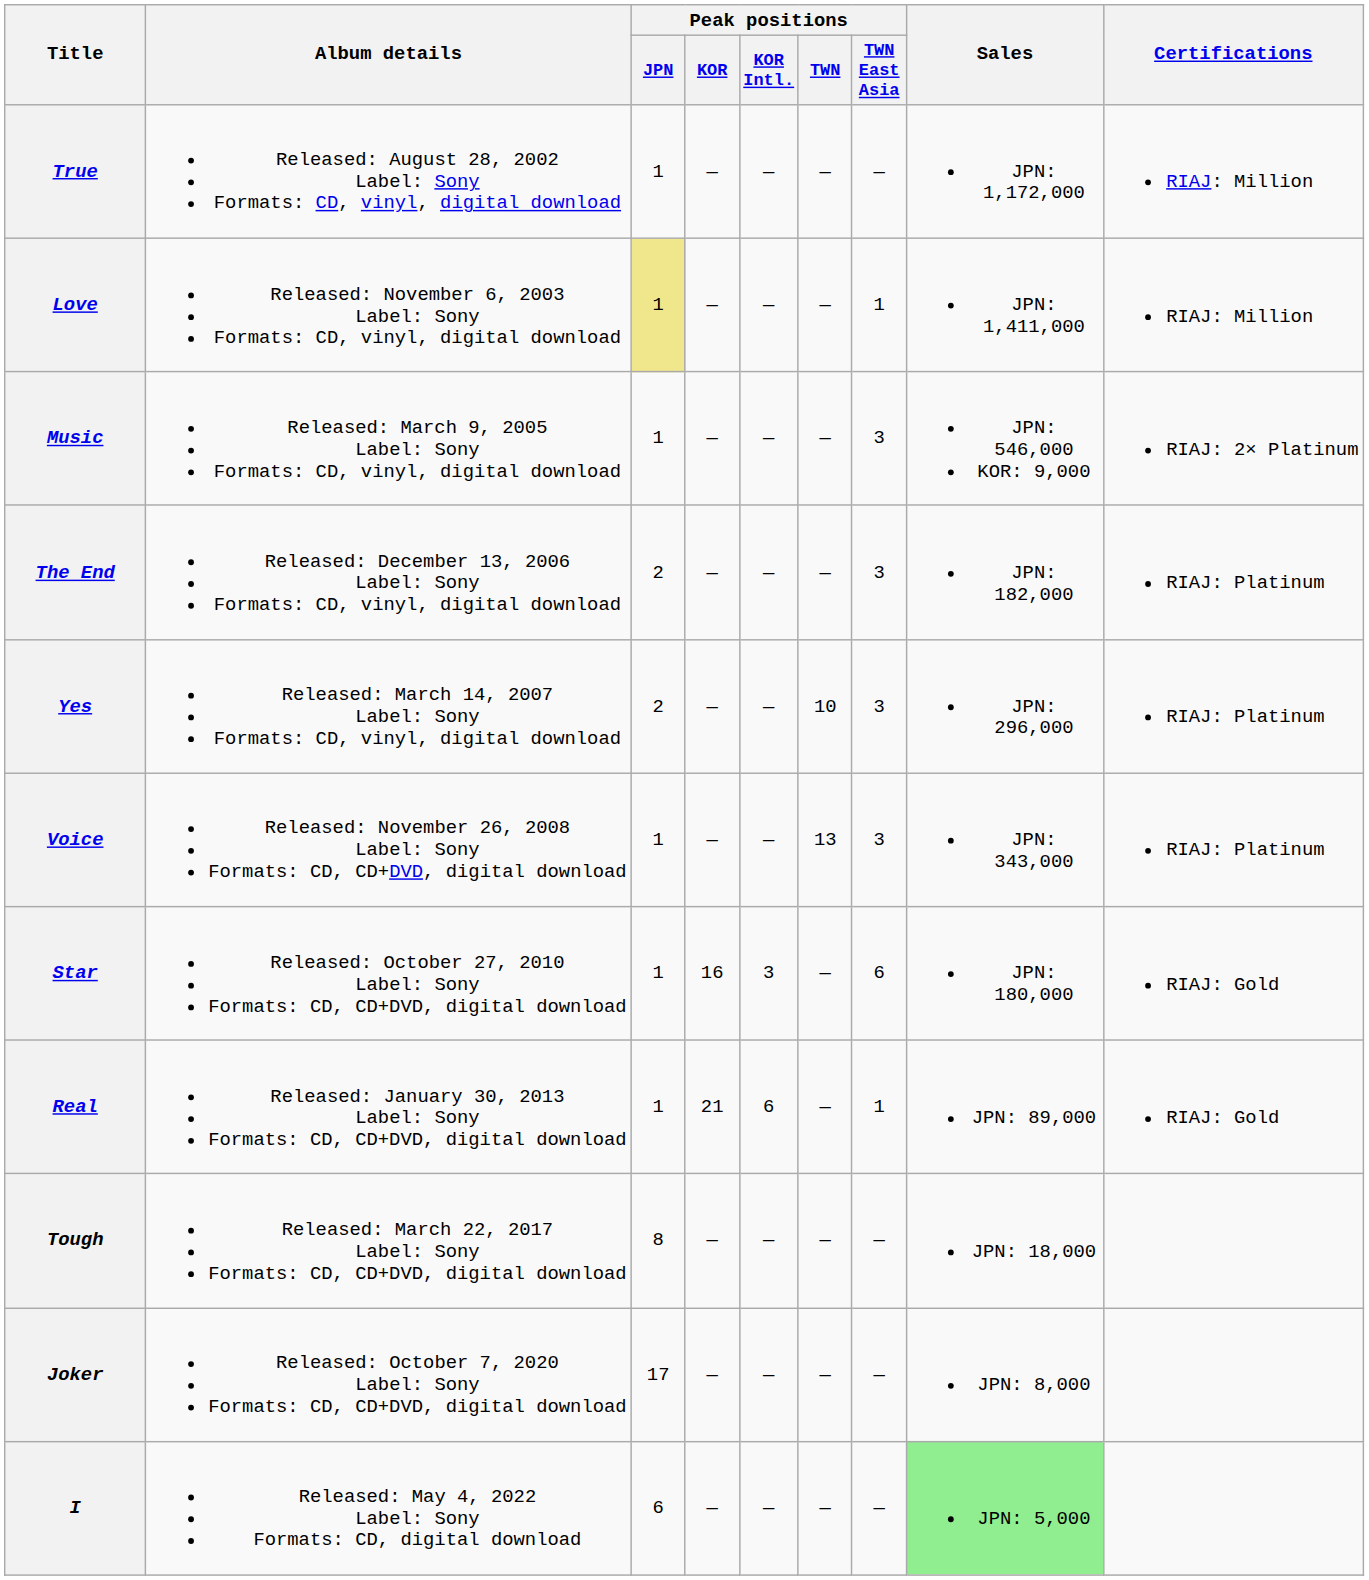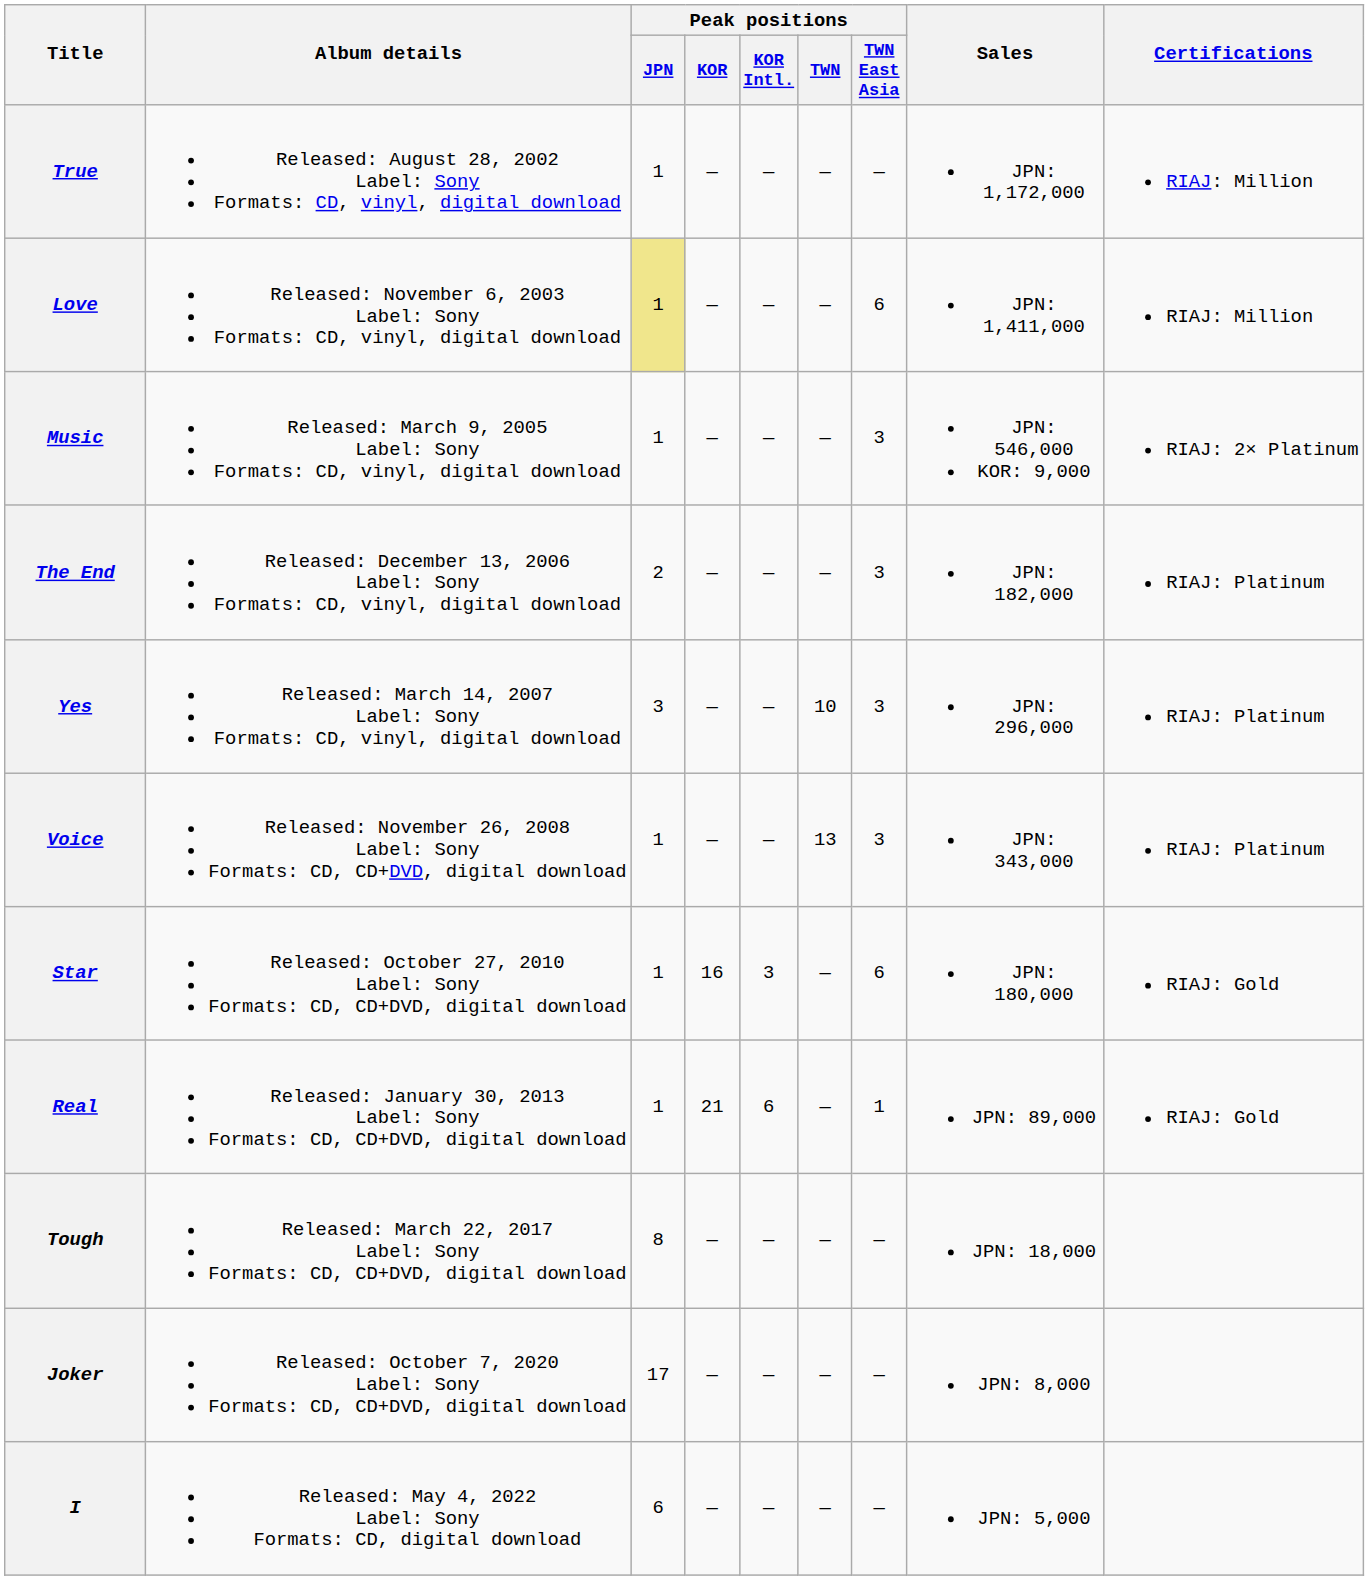(879, 305) 1 -> (879, 305) 6
(658, 706) 2 -> (658, 706) 3
(1005, 1519) lightgreen background -> (1005, 1519) no background
